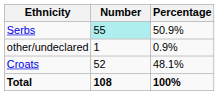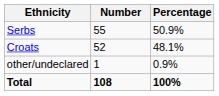(100, 30) paleturquoise background -> (100, 30) no background
rows swapped: (23, 64) <-> (48, 47)
